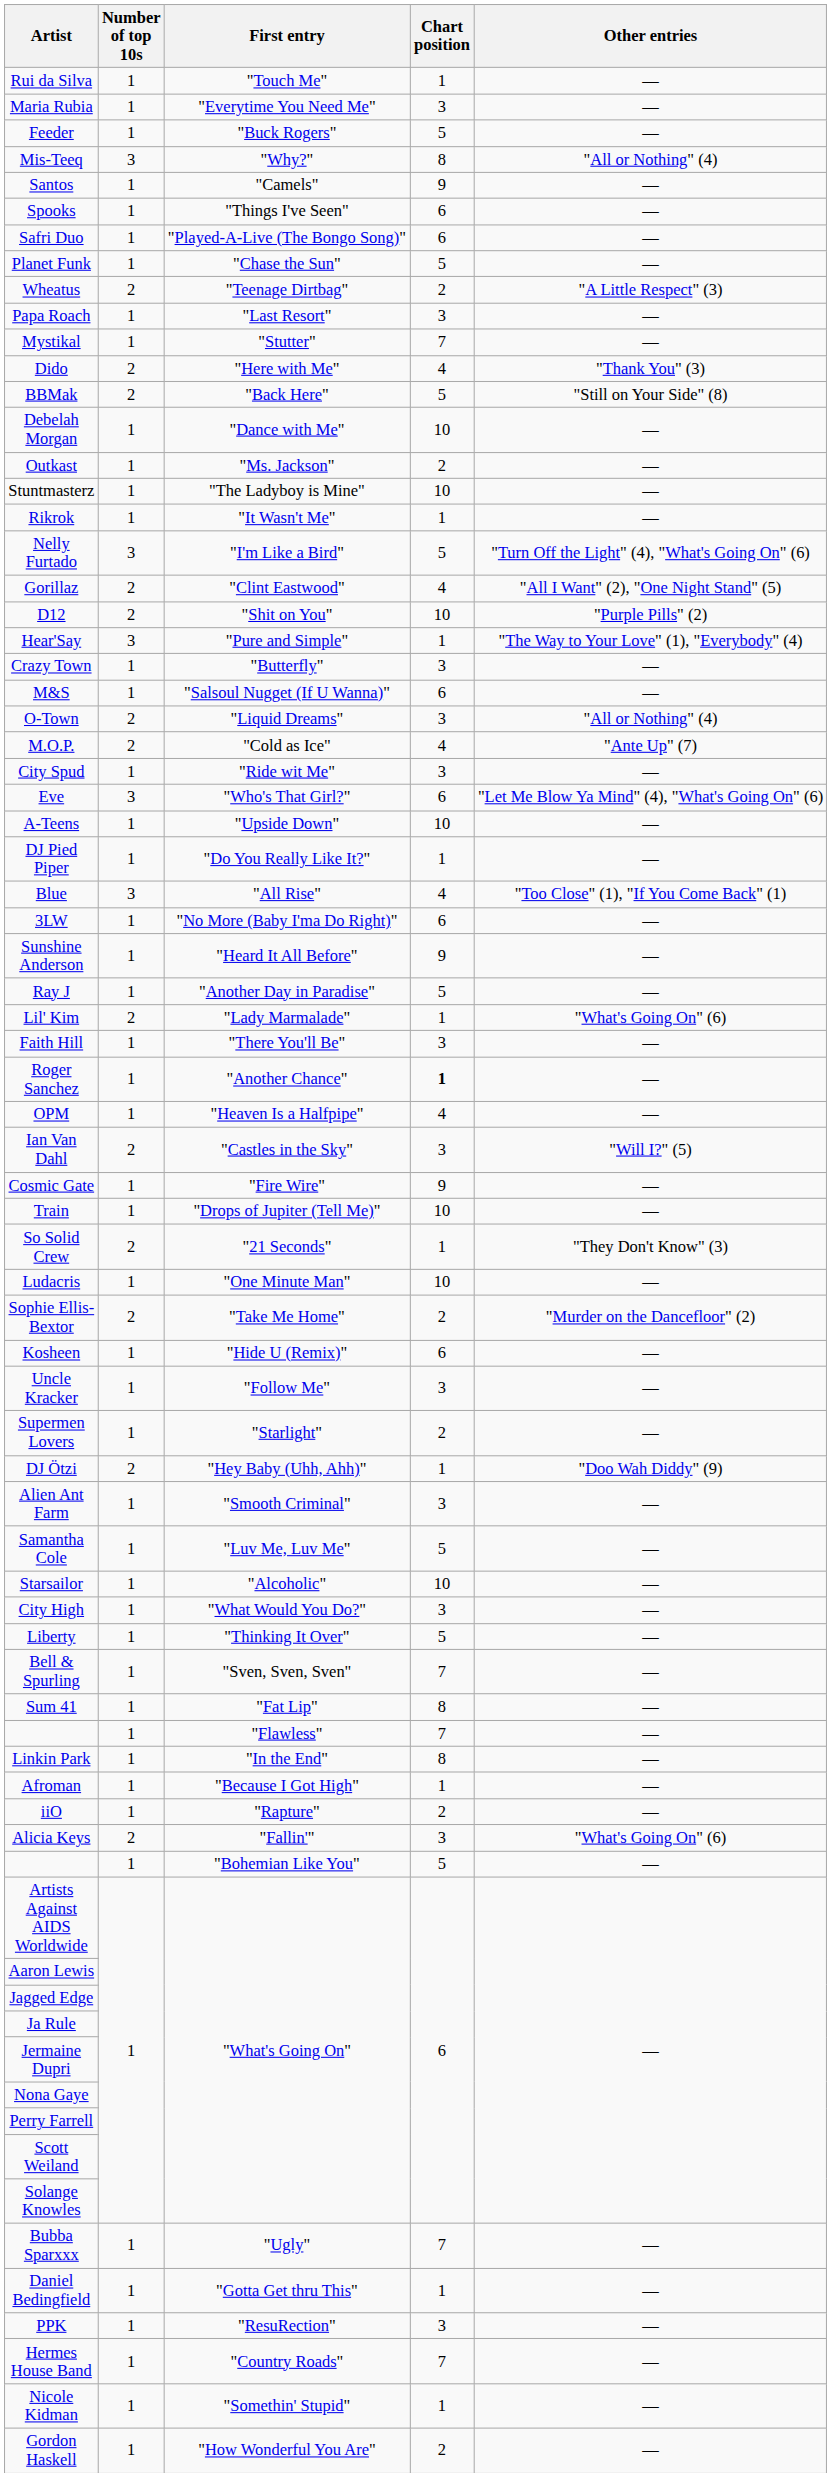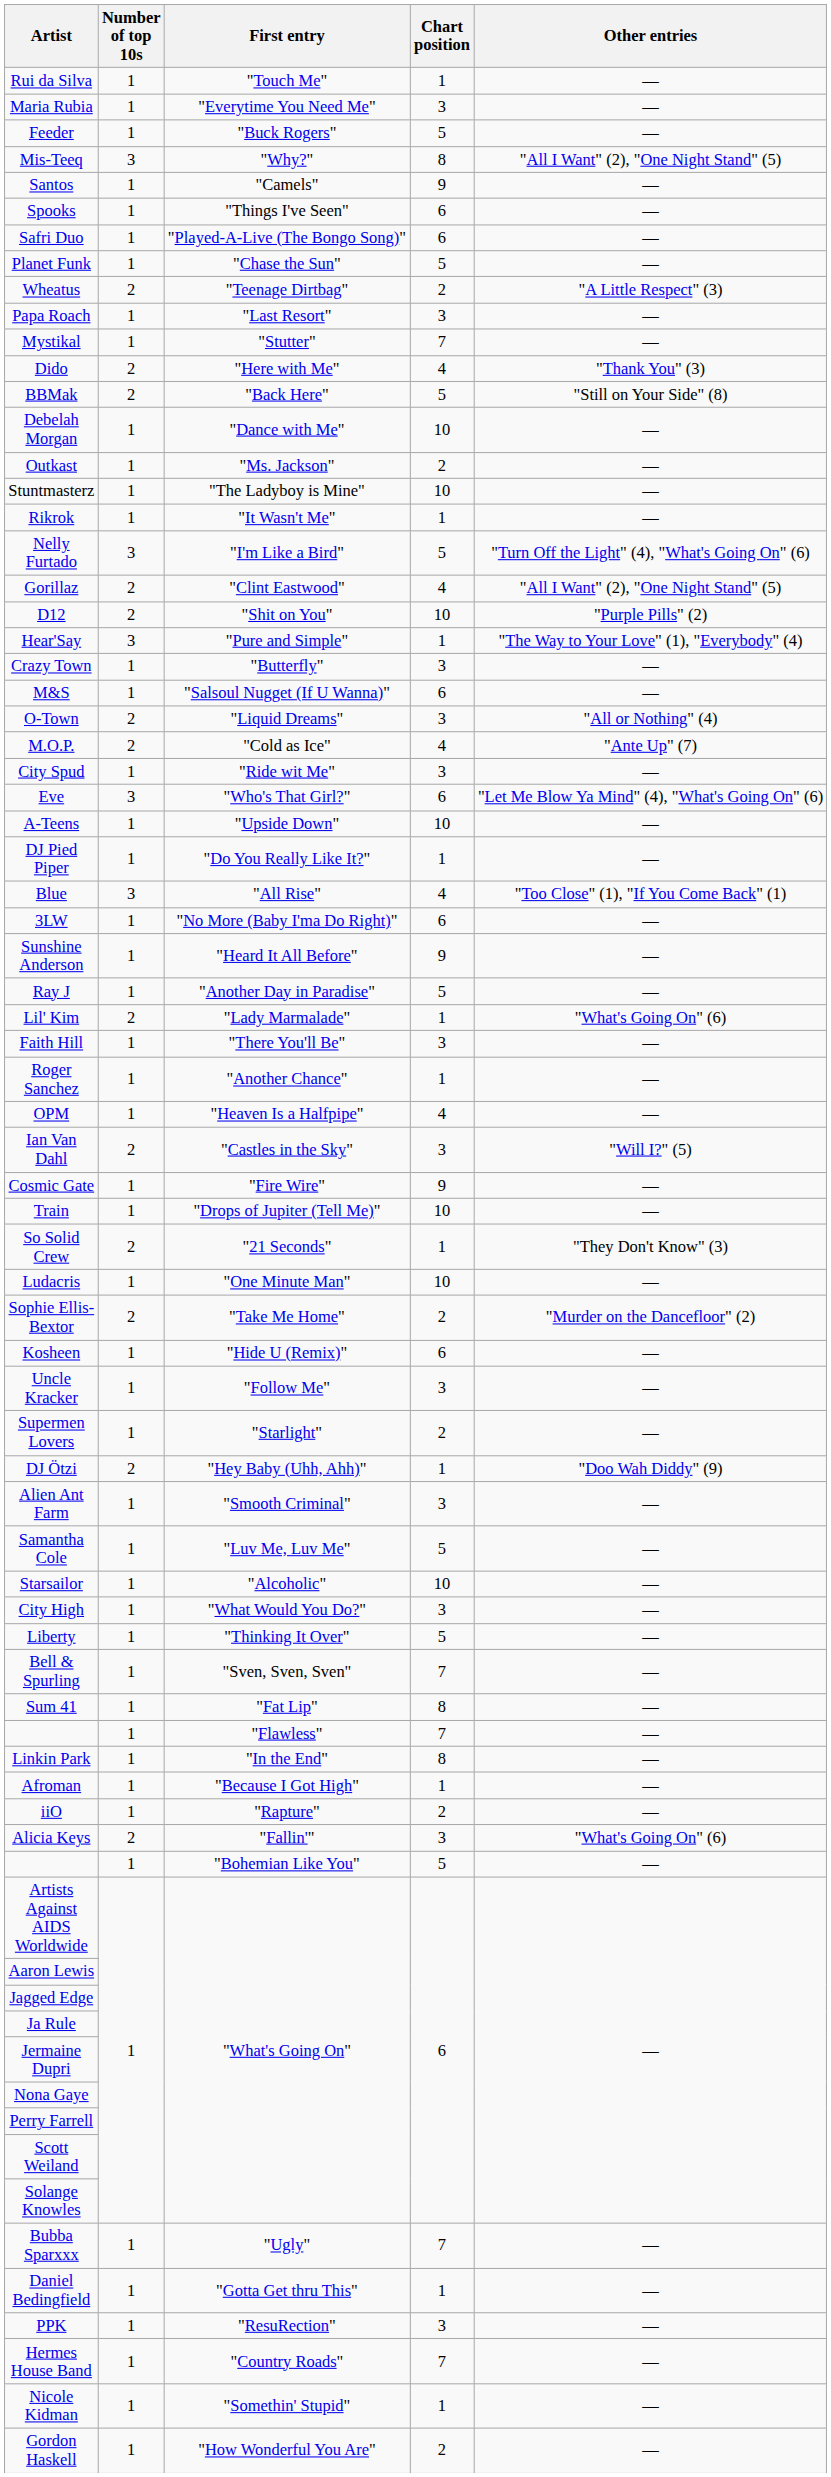(651, 159) "All or Nothing" (4) -> (651, 159) "All I Want" (2), "One Night Stand" (5)
(442, 1078) bold -> (442, 1078) normal
